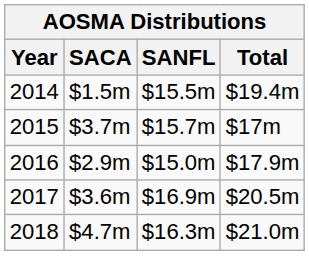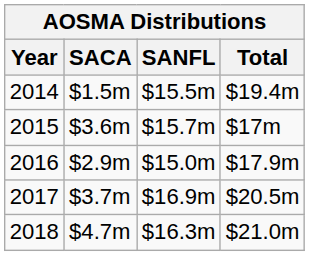(100, 127) $3.7m -> (100, 127) $3.6m
(100, 197) $3.6m -> (100, 197) $3.7m
